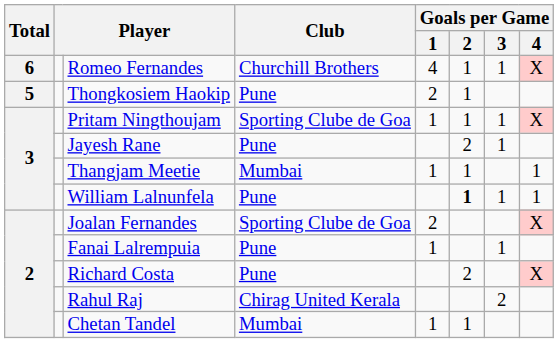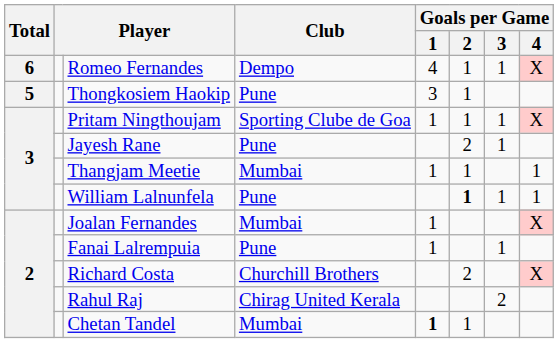(309, 68) Churchill Brothers -> (266, 68) Dempo
(433, 94) 2 -> (433, 94) 3
(325, 222) Sporting Clube de Goa -> (271, 222) Mumbai
(433, 222) 2 -> (433, 222) 1
(258, 273) Pune -> (309, 273) Churchill Brothers
(433, 325) normal -> (433, 325) bold
